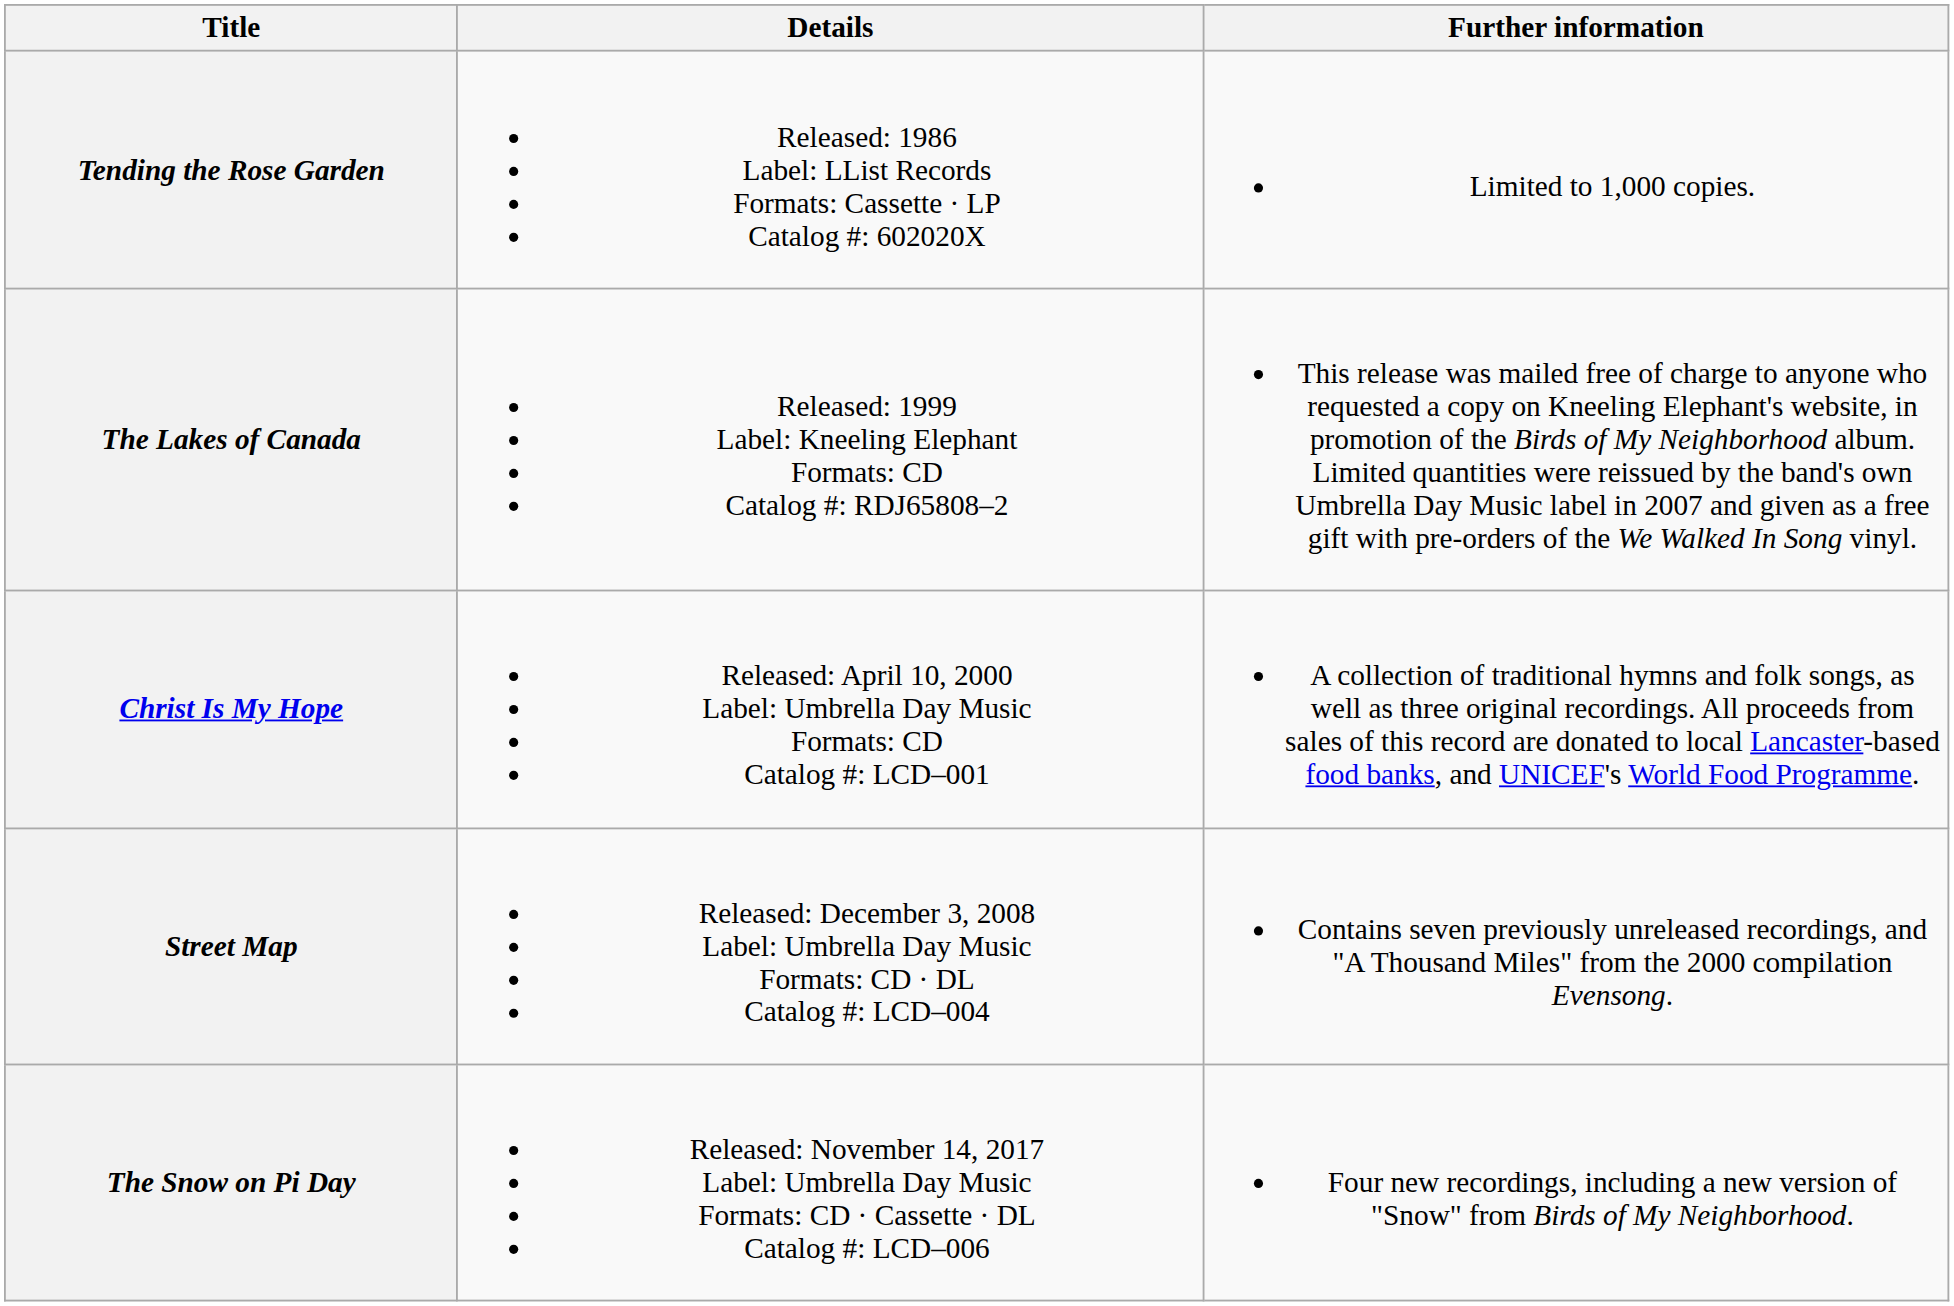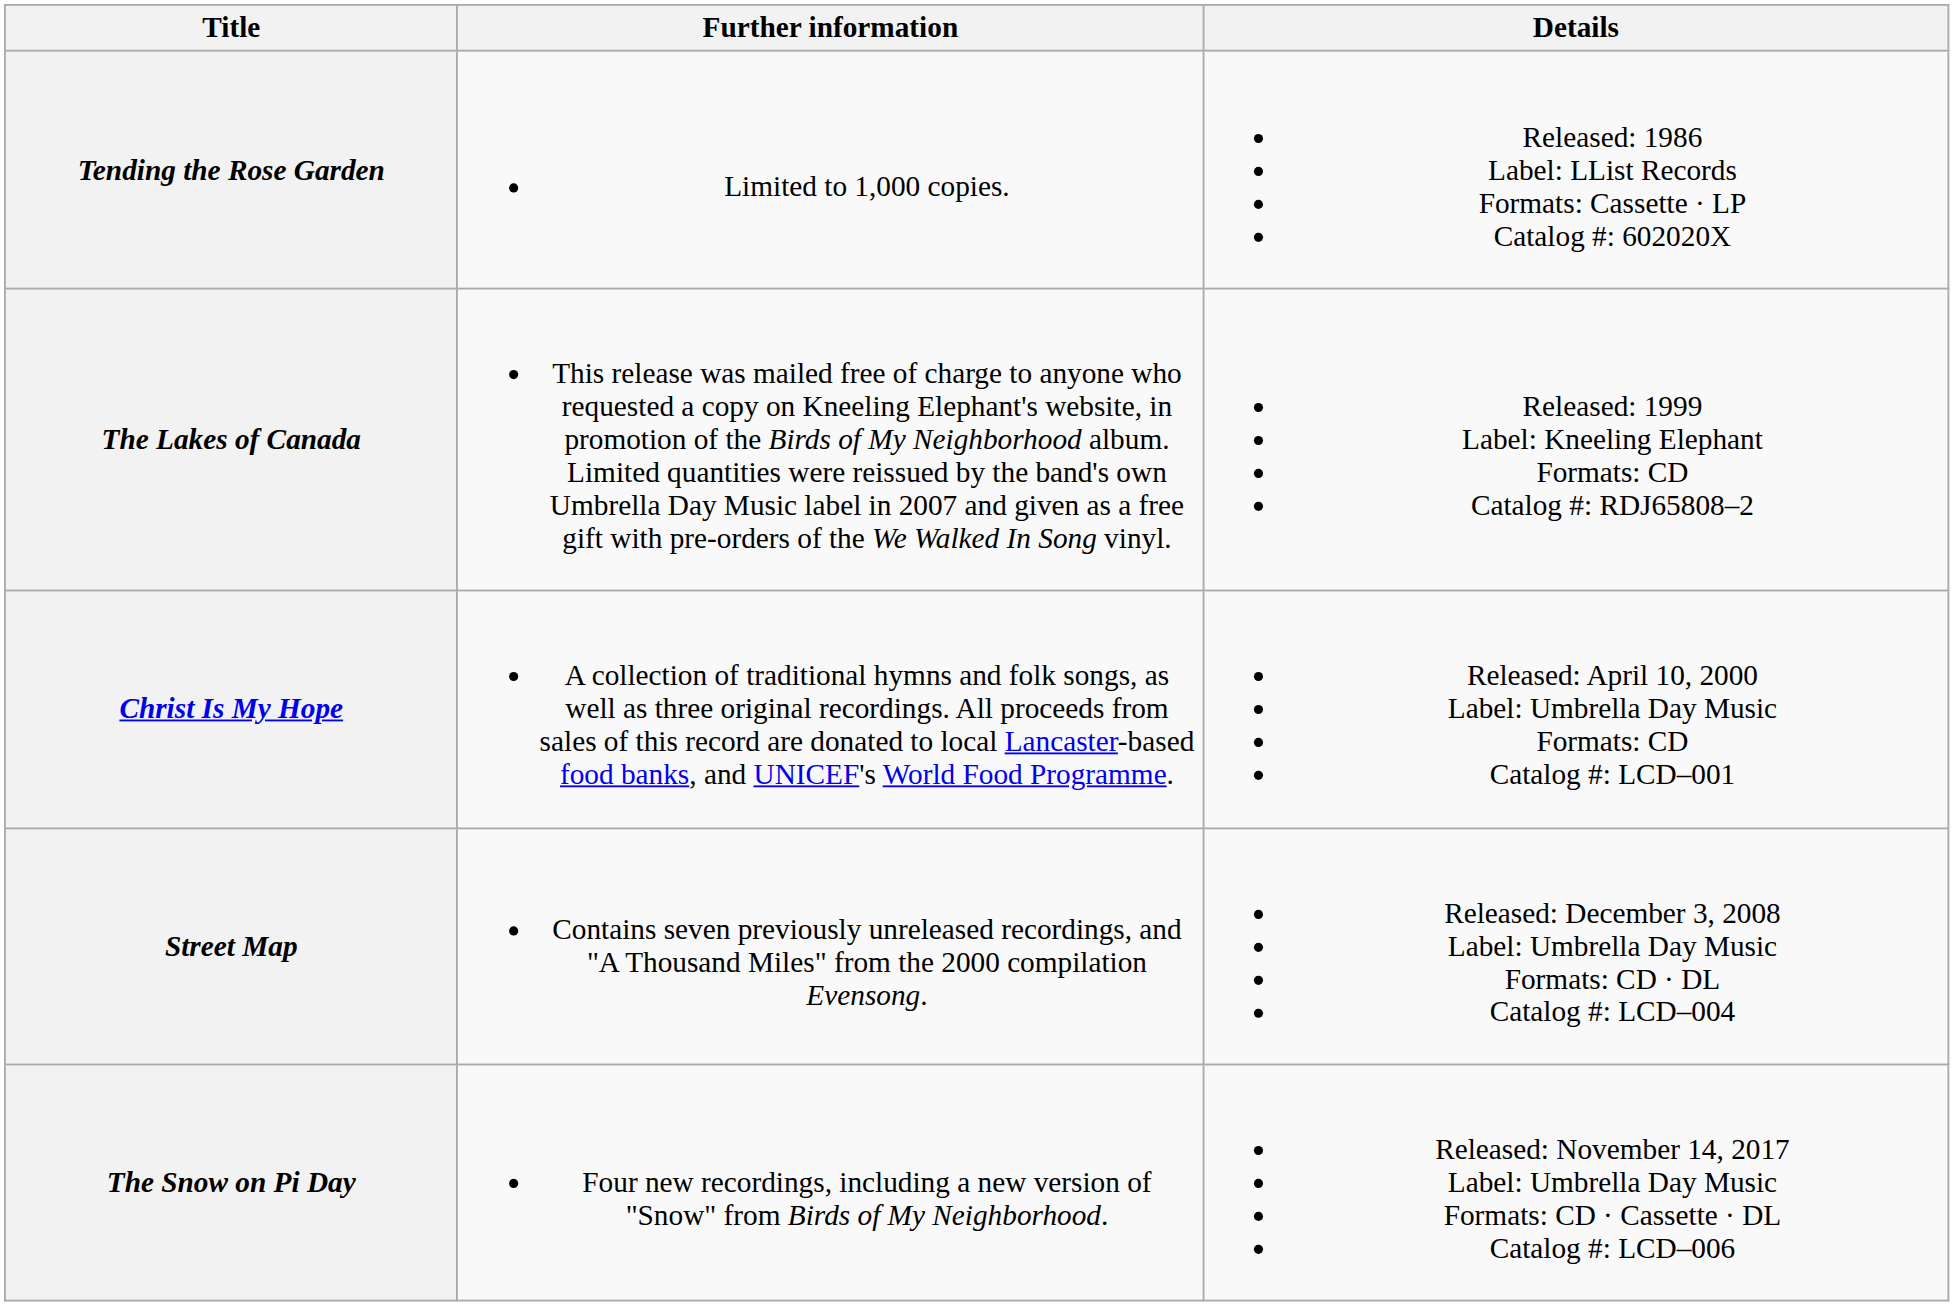columns swapped: (830, 27) <-> (1576, 27)
